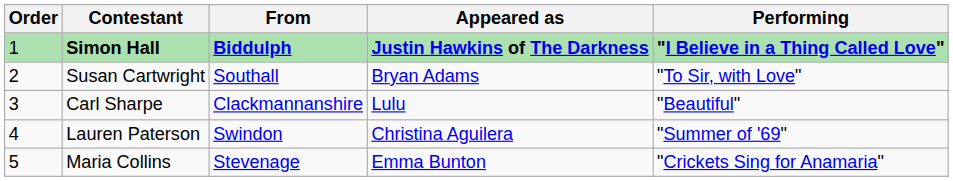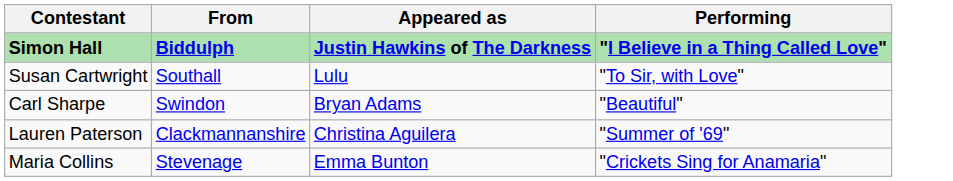- column: (33, 18)
(425, 76) Bryan Adams -> (331, 76) Lulu
(288, 104) Clackmannanshire -> (190, 104) Swindon
(388, 104) Lulu -> (368, 104) Bryan Adams
(248, 133) Swindon -> (231, 133) Clackmannanshire
